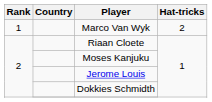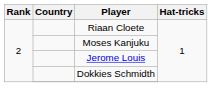- row: (116, 27)
